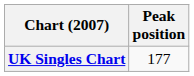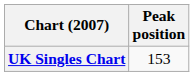(159, 58) 177 -> (159, 58) 153
